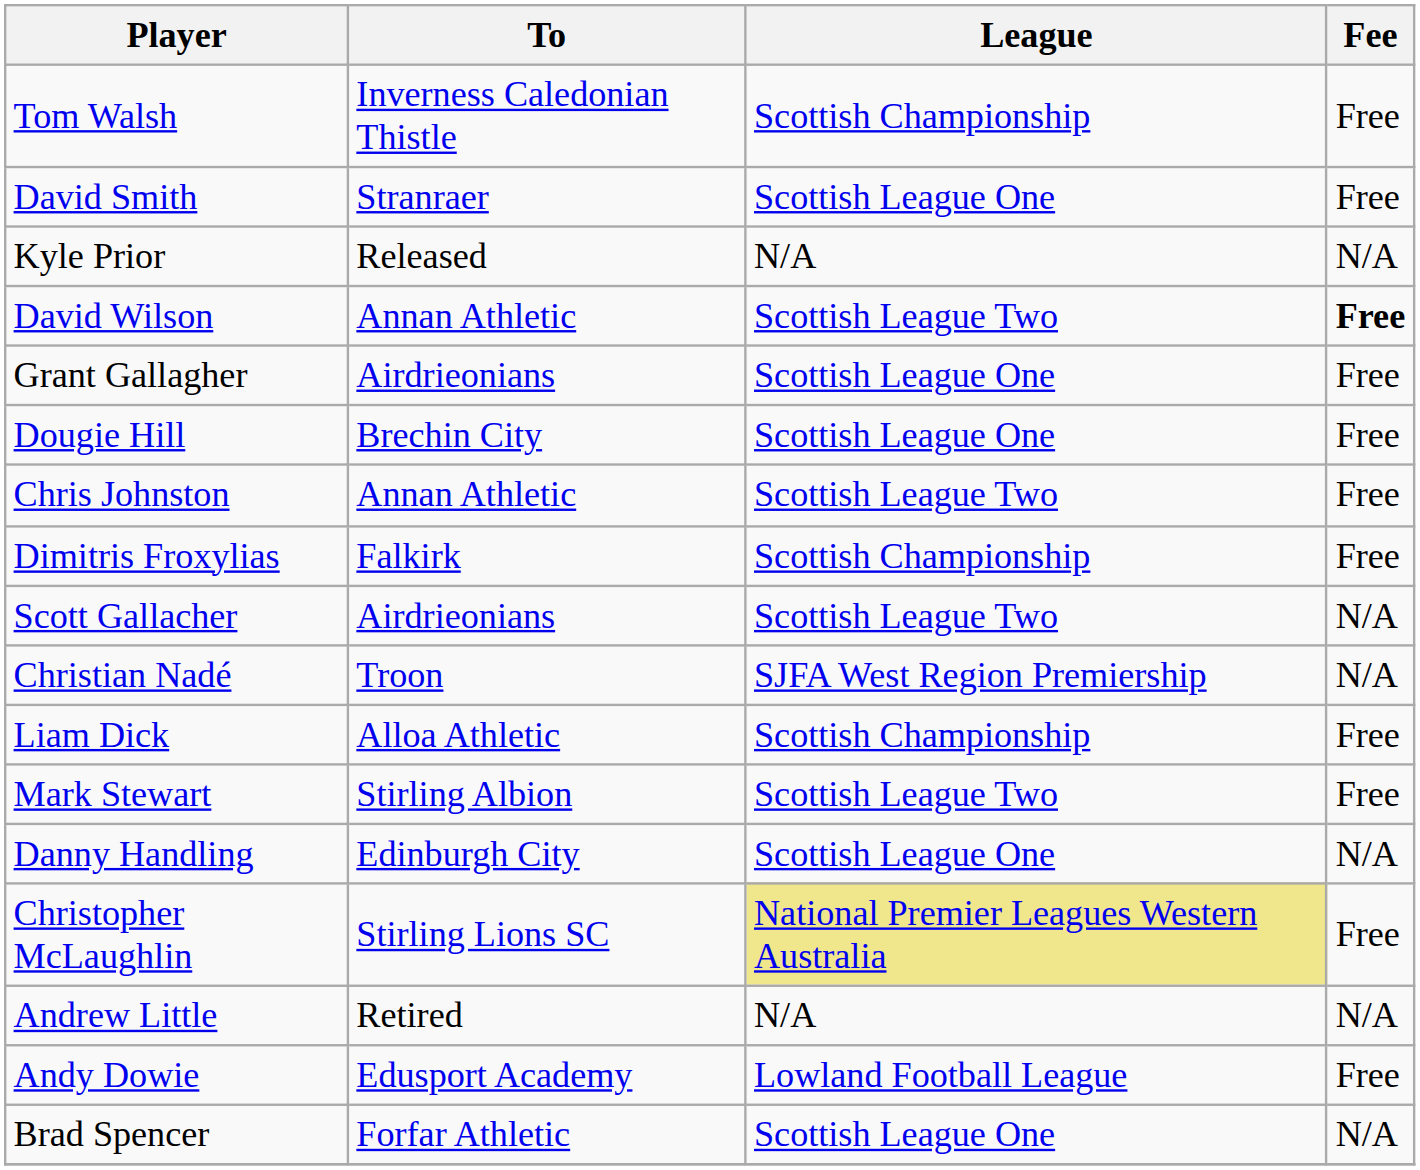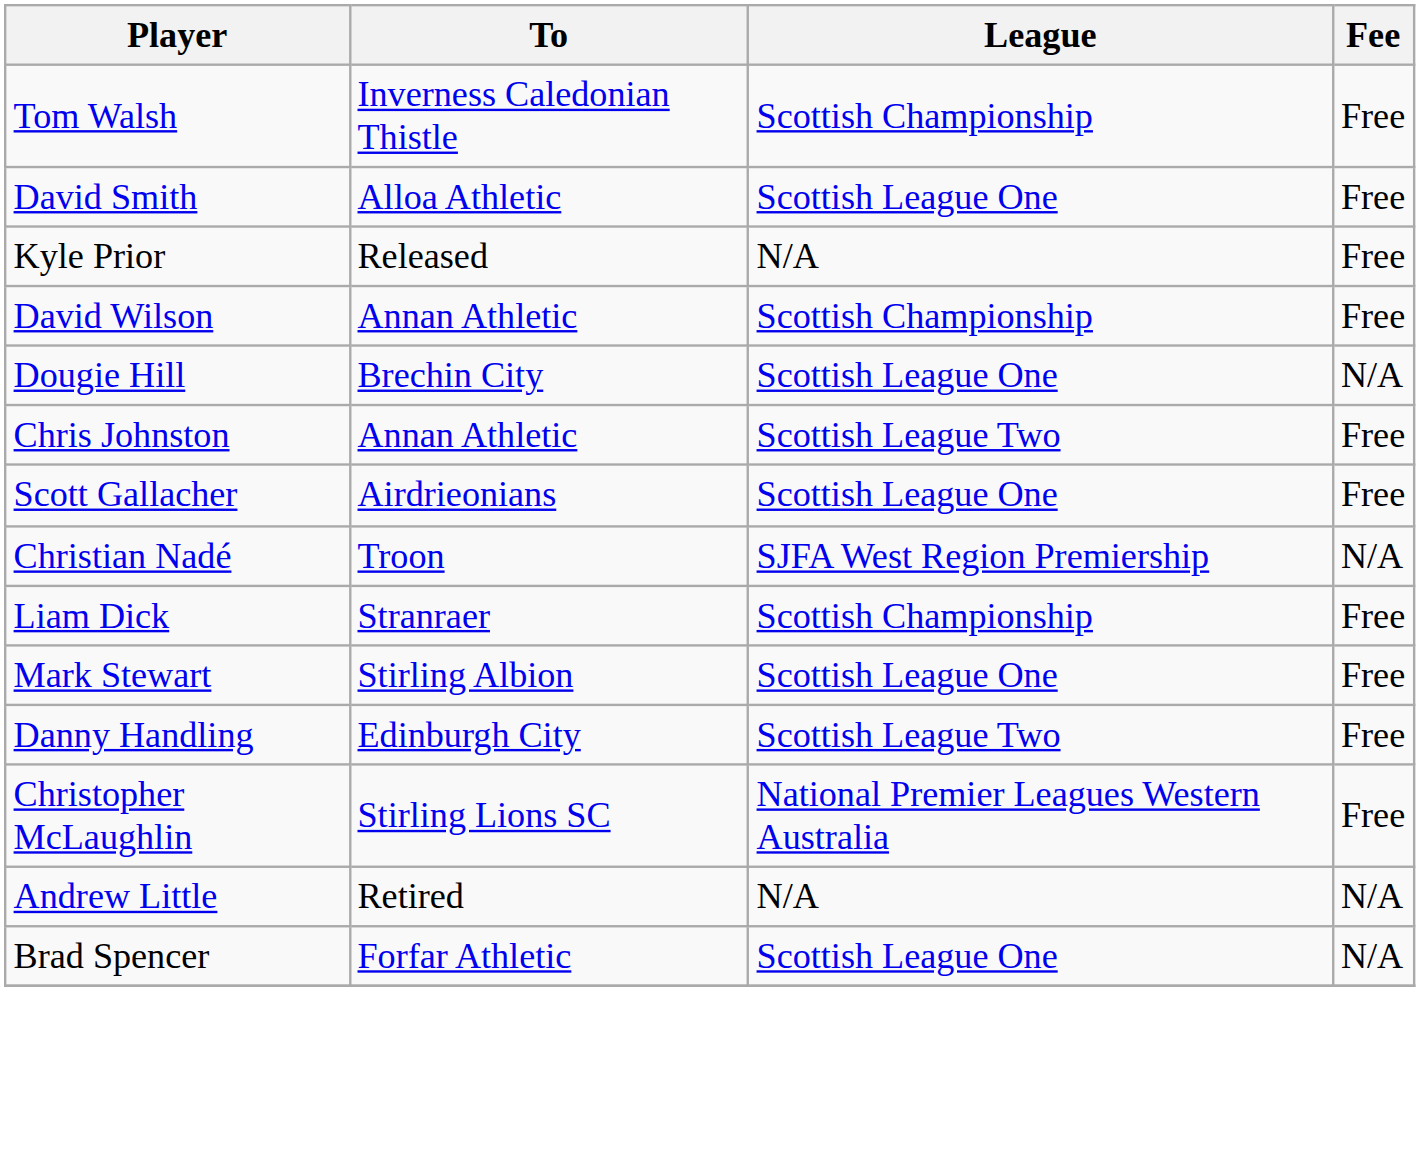(423, 196) Stranraer -> (459, 196) Alloa Athletic
(1367, 256) N/A -> (1373, 256) Free
(906, 315) Scottish League Two -> (925, 315) Scottish Championship
(1370, 315) bold -> (1373, 315) normal
- row: (131, 375)
(1368, 435) Free -> (1372, 375) N/A
- row: (147, 554)
(906, 614) Scottish League Two -> (907, 494) Scottish League One
(1367, 614) N/A -> (1373, 494) Free
(458, 733) Alloa Athletic -> (424, 614) Stranraer
(906, 793) Scottish League Two -> (907, 673) Scottish League One
(905, 852) Scottish League One -> (909, 733) Scottish League Two
(1367, 852) N/A -> (1373, 733) Free
(1006, 933) khaki background -> (1008, 814) no background
- row: (106, 1074)
